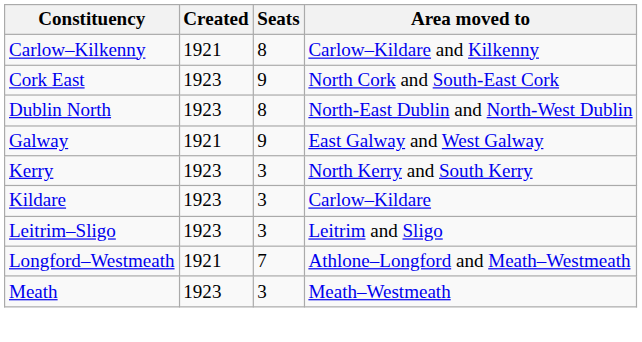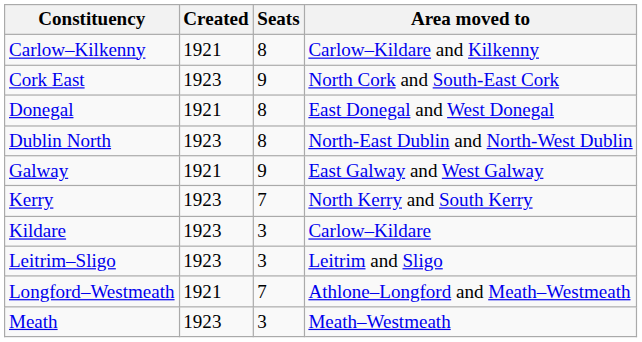+ row: (41, 110)
(262, 170) 3 -> (262, 200) 7
